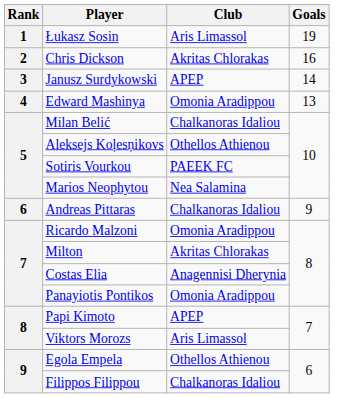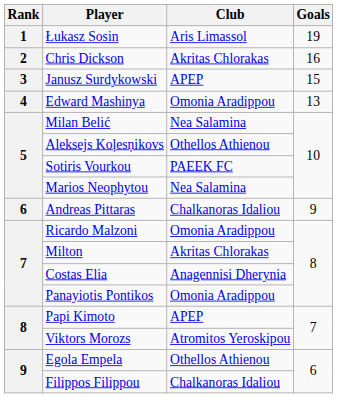(309, 79) 14 -> (313, 79) 15
(225, 123) Chalkanoras Idaliou -> (208, 123) Nea Salamina
(208, 338) Aris Limassol -> (230, 338) Atromitos Yeroskipou
